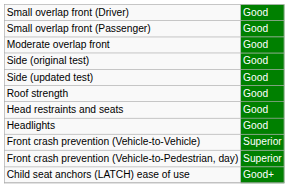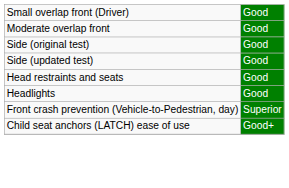- row: (79, 28)
- row: (37, 93)
- row: (103, 142)
